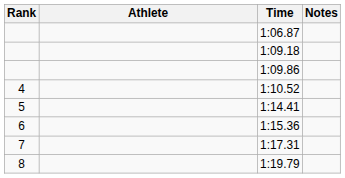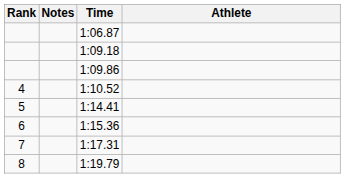columns swapped: (148, 13) <-> (322, 13)
